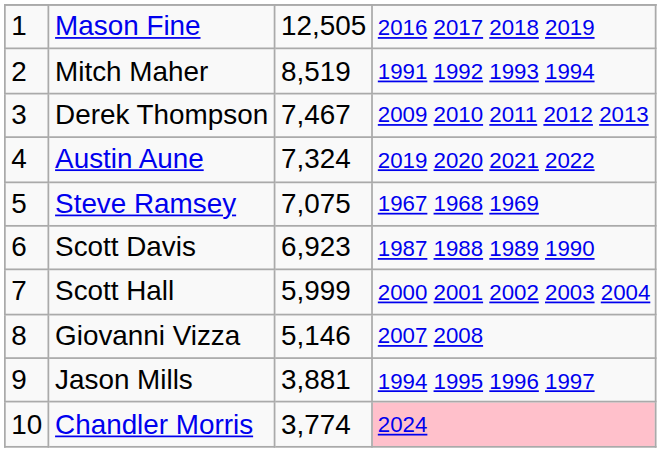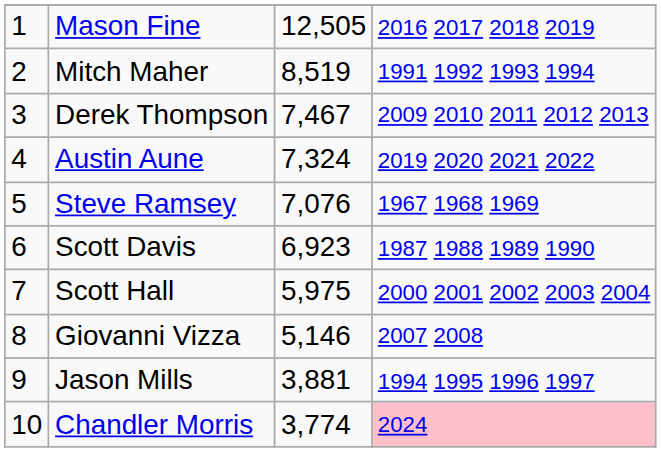(316, 203) 7,075 -> (316, 203) 7,076
(316, 291) 5,999 -> (316, 291) 5,975
